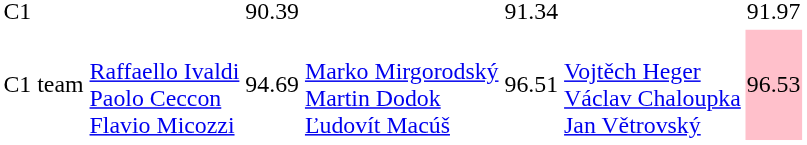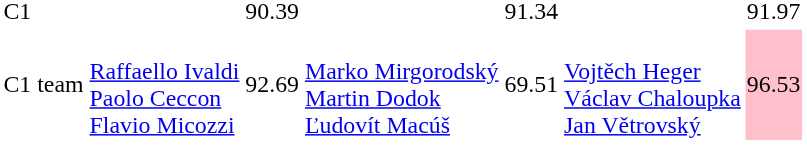(272, 84) 94.69 -> (272, 84) 92.69
(531, 84) 96.51 -> (531, 84) 69.51
